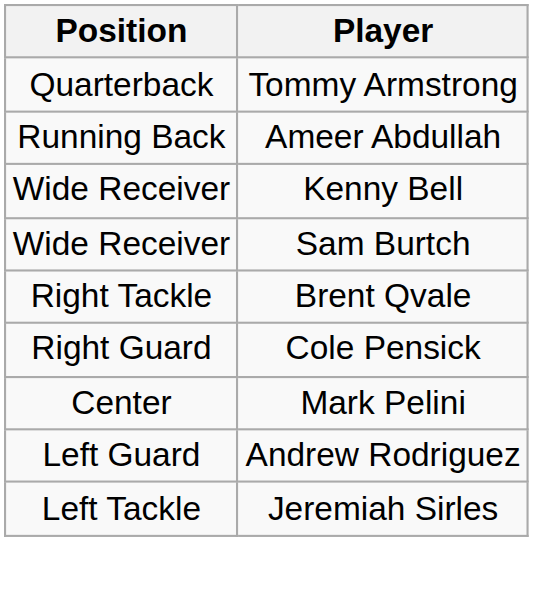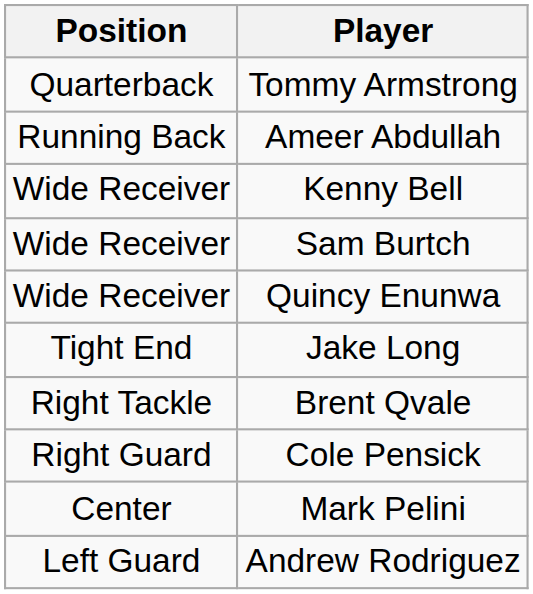+ row: (383, 296)
+ row: (383, 349)
- row: (383, 508)
